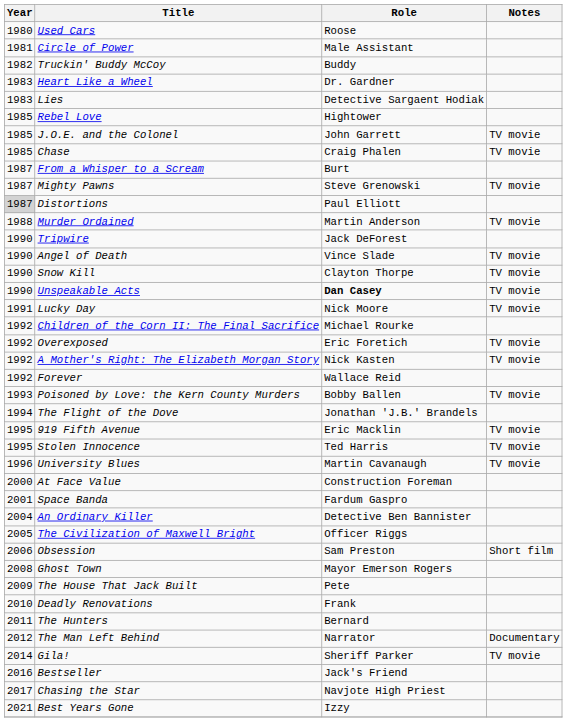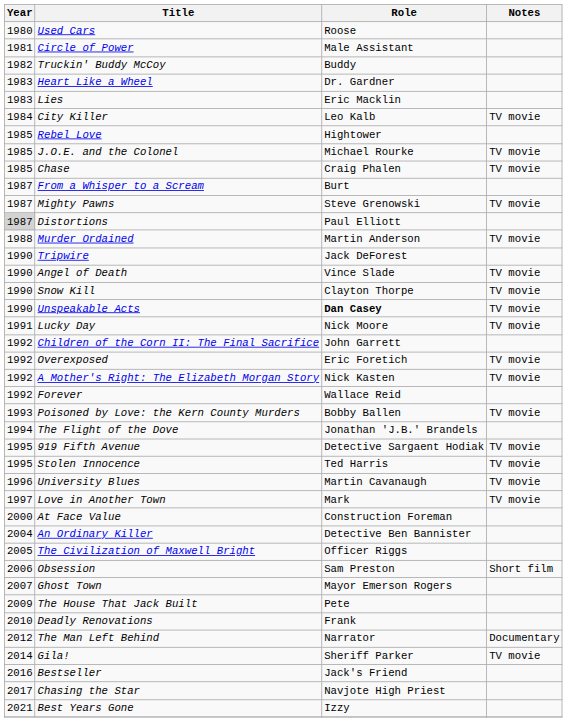(404, 100) Detective Sargaent Hodiak -> (363, 100) Eric Macklin
+ row: (73, 117)
(363, 135) John Garrett -> (369, 152) Michael Rourke
(369, 326) Michael Rourke -> (363, 343) John Garrett
(363, 430) Eric Macklin -> (404, 447) Detective Sargaent Hodiak
+ row: (102, 500)
- row: (73, 500)
(20, 569) 2008 -> (20, 586) 2007
- row: (73, 621)
